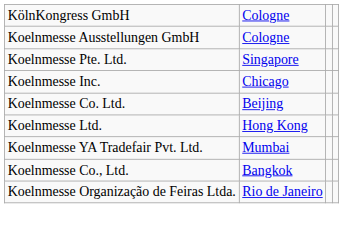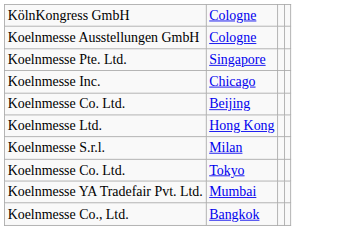+ row: (56, 147)
+ row: (66, 170)
- row: (122, 192)
